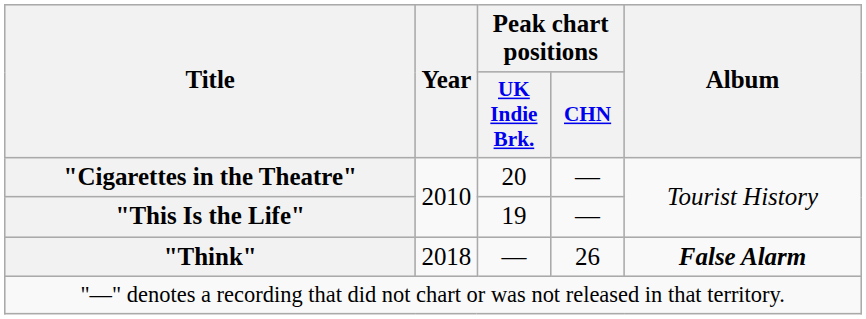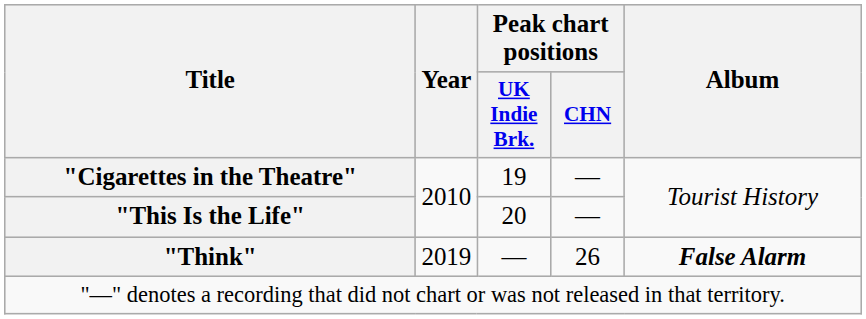(514, 176) 20 -> (514, 176) 19
(514, 216) 19 -> (514, 216) 20
(446, 256) 2018 -> (446, 256) 2019
